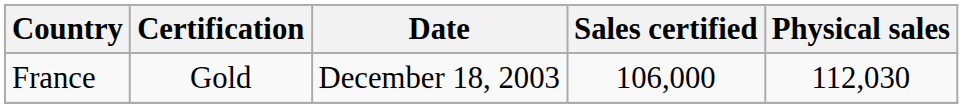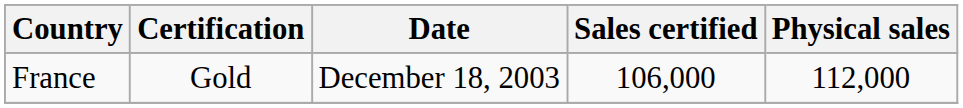(861, 77) 112,030 -> (861, 77) 112,000
